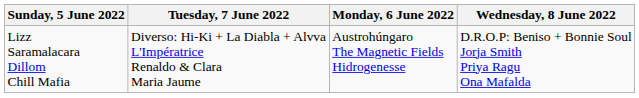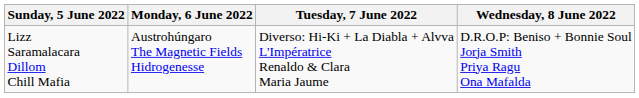columns swapped: (393, 15) <-> (229, 15)
